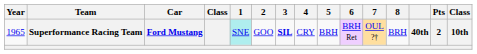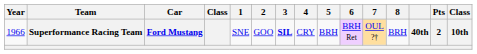(16, 32) 1965 -> (16, 32) 1966
(241, 32) paleturquoise background -> (241, 32) no background
